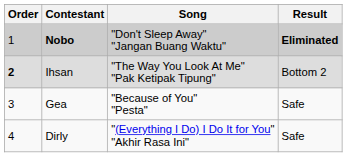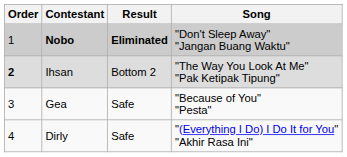columns swapped: (193, 15) <-> (310, 15)
